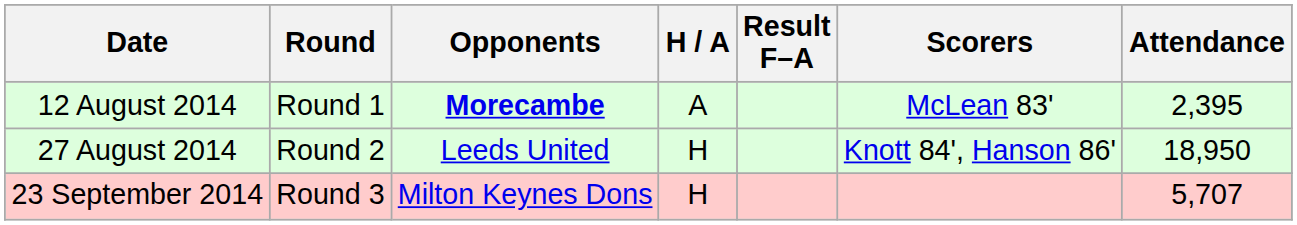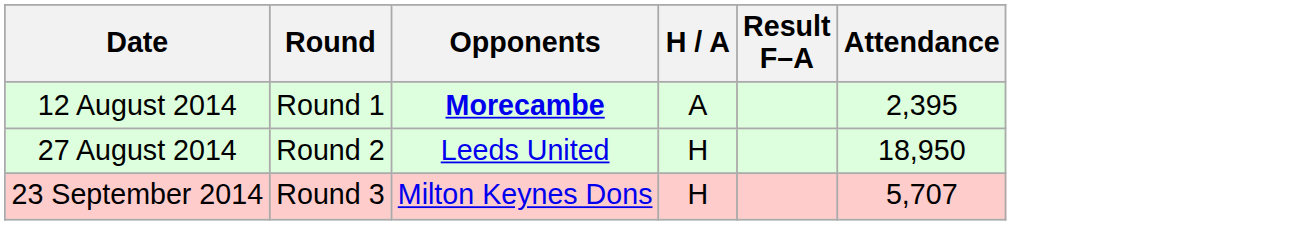- column: (980, 43)
